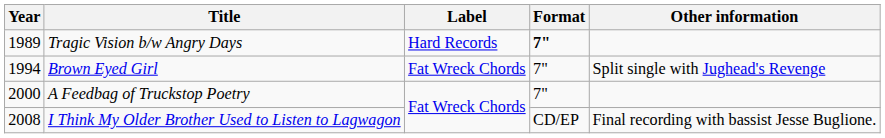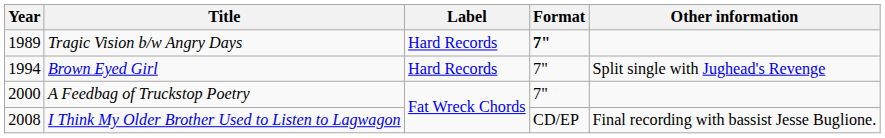(467, 68) Fat Wreck Chords -> (453, 68) Hard Records
